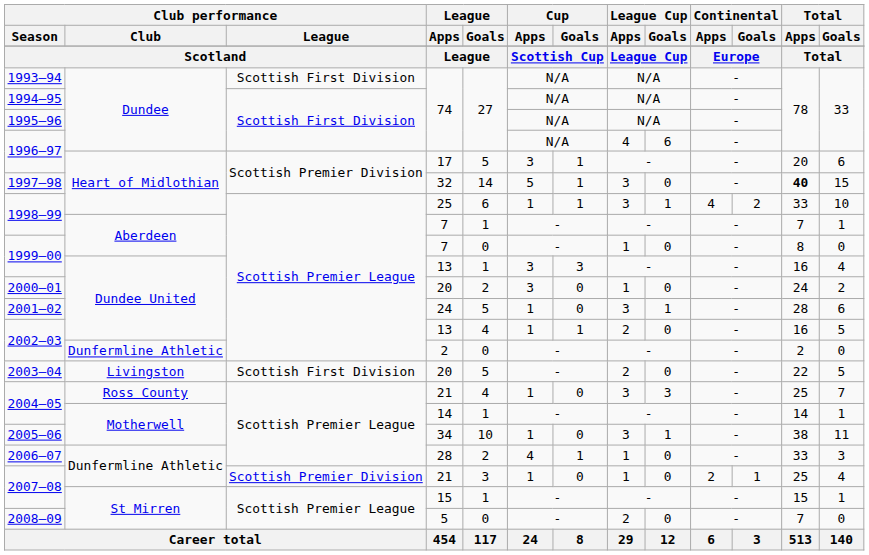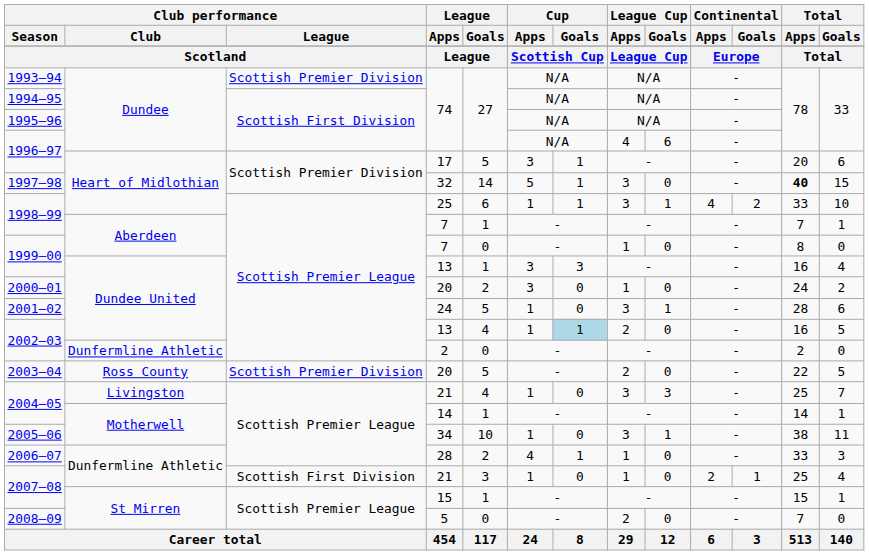(326, 78) Scottish First Division -> (326, 78) Scottish Premier Division
(580, 330) no background -> (580, 330) lightblue background
(145, 372) Livingston -> (145, 372) Ross County
(326, 372) Scottish First Division -> (326, 372) Scottish Premier Division
(145, 393) Ross County -> (145, 393) Livingston
(326, 476) Scottish Premier Division -> (326, 476) Scottish First Division
